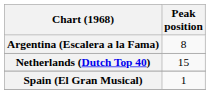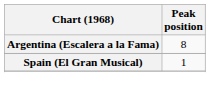- row: (83, 62)
